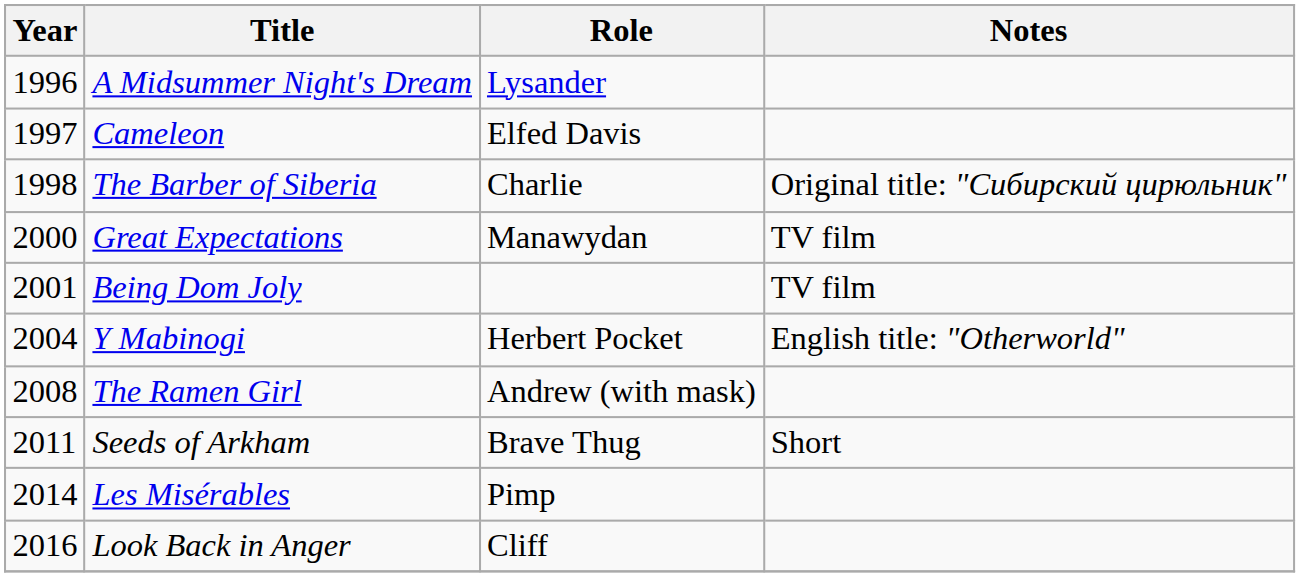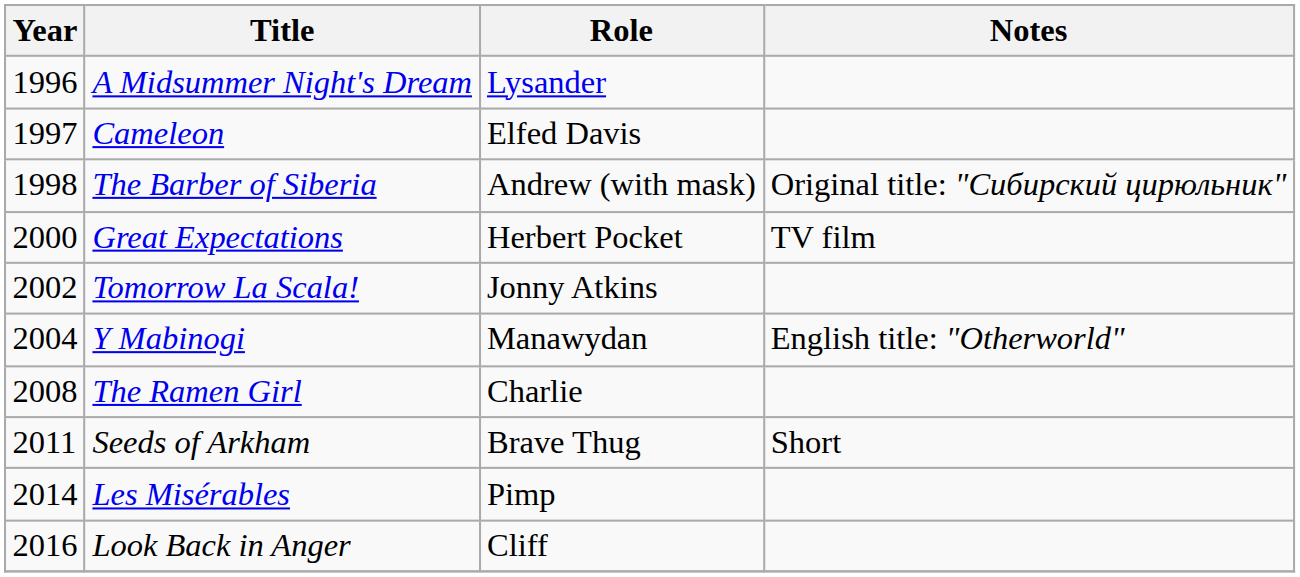(535, 184) Charlie -> (621, 184) Andrew (with mask)
(567, 236) Manawydan -> (585, 236) Herbert Pocket
- row: (197, 287)
+ row: (226, 287)
(585, 339) Herbert Pocket -> (567, 339) Manawydan
(621, 390) Andrew (with mask) -> (535, 390) Charlie
